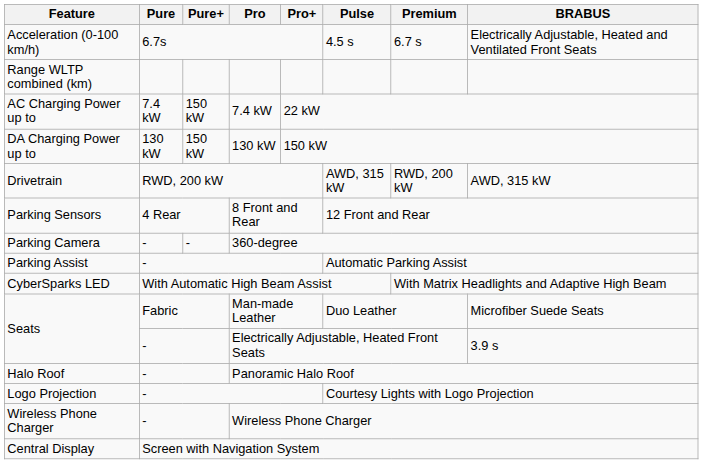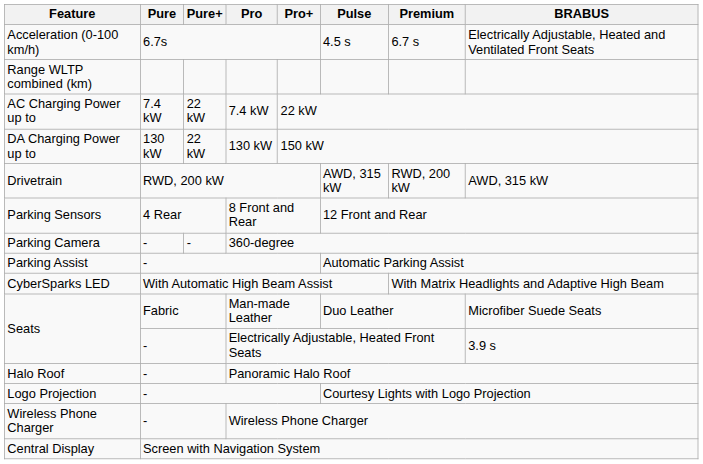(196, 111) 150 kW -> (196, 111) 22 kW
(196, 146) 150 kW -> (196, 146) 22 kW
